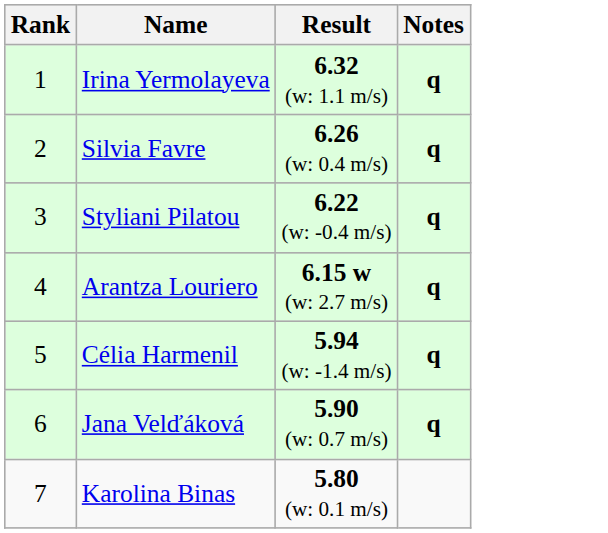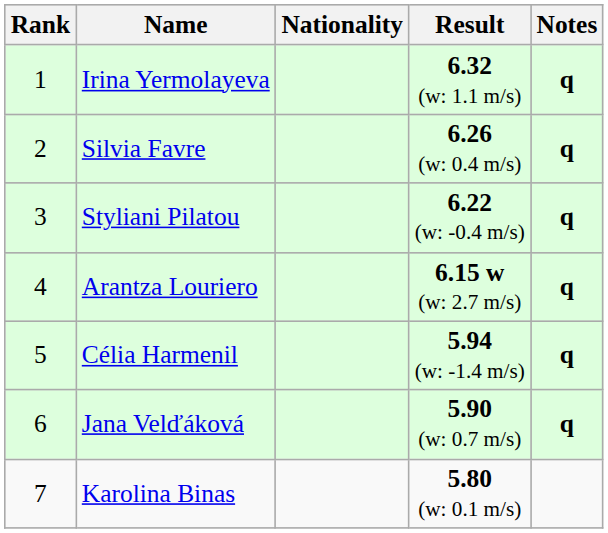+ column: (342, 24)
